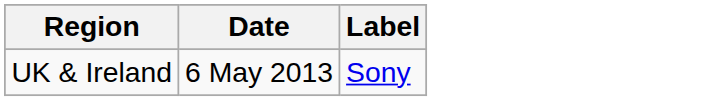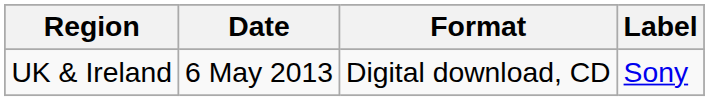+ column: (478, 26)
